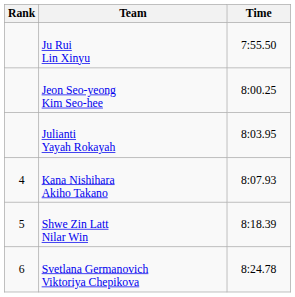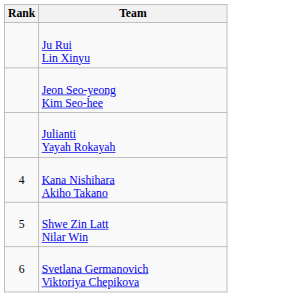- column: (259, 13)
